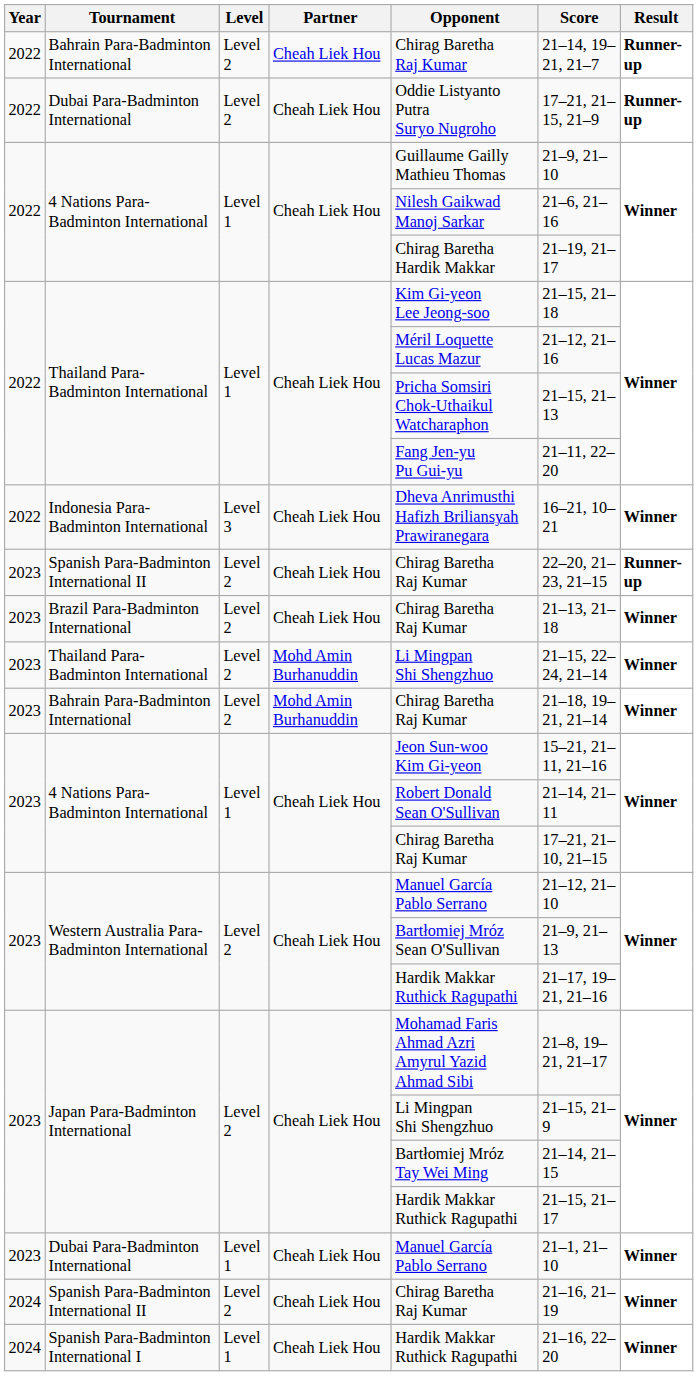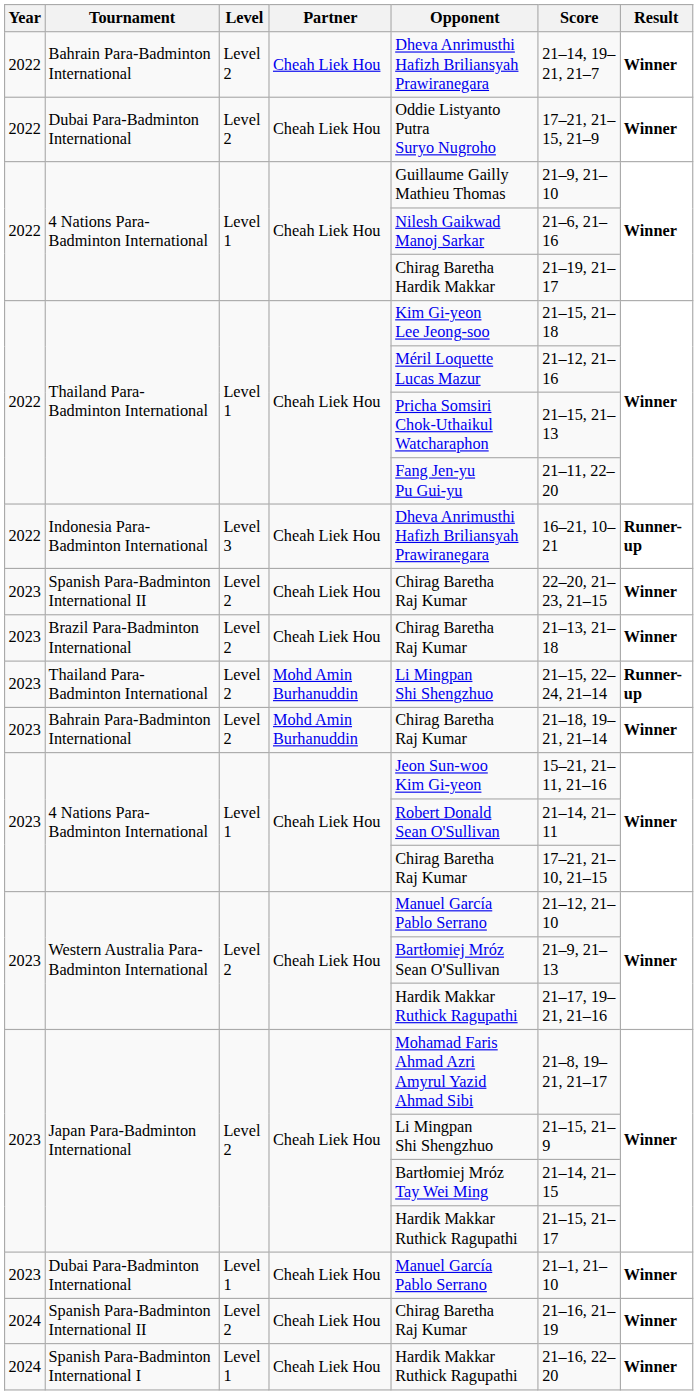(445, 54) Chirag Baretha Raj Kumar -> (457, 64) Dheva Anrimusthi Hafizh Briliansyah Prawiranegara
(653, 54) Runner-up -> (650, 64) Winner
(653, 110) Runner-up -> (650, 129) Winner
(650, 517) Winner -> (653, 536) Runner-up
(653, 572) Runner-up -> (650, 592) Winner
(650, 664) Winner -> (653, 684) Runner-up
